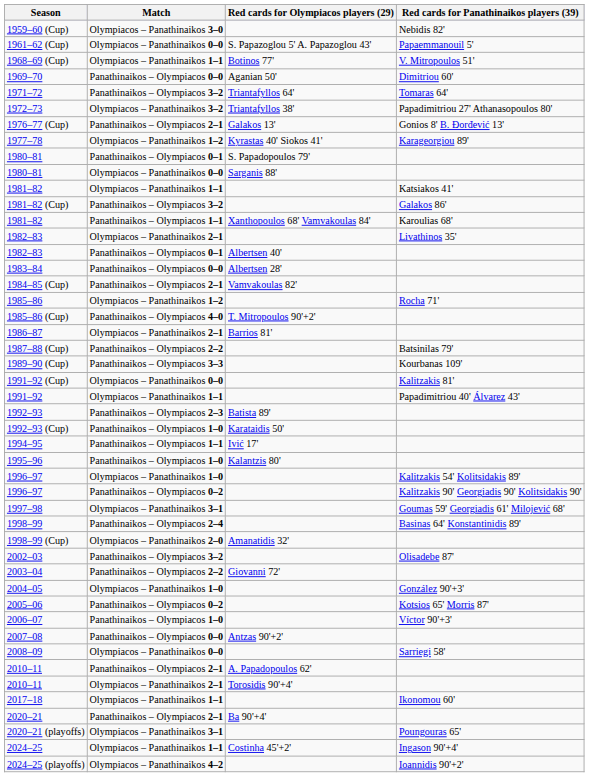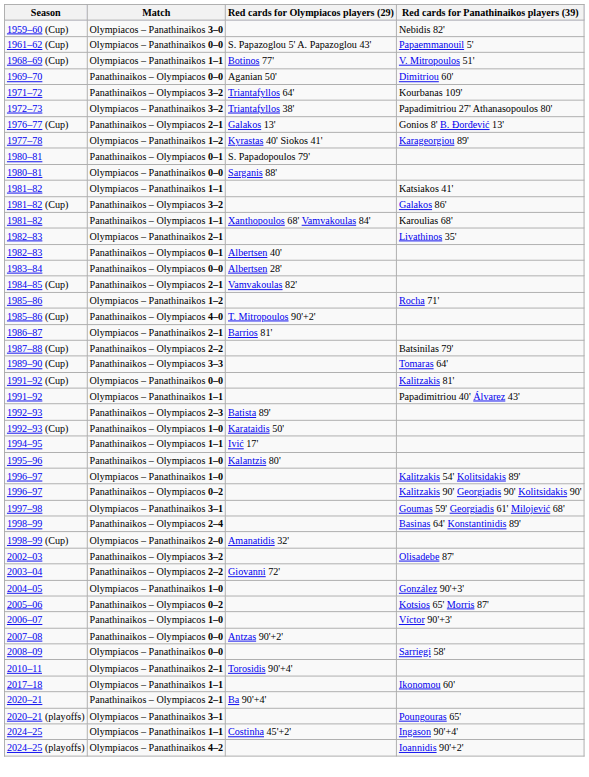(423, 92) Tomaras 64' -> (431, 92) Kourbanas 109'
(431, 364) Kourbanas 109' -> (423, 364) Tomaras 64'
- row: (24, 668)
